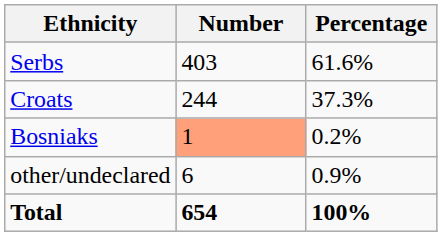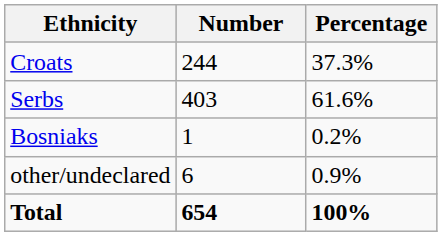rows swapped: (37, 61) <-> (41, 99)
(187, 136) lightsalmon background -> (187, 136) no background
